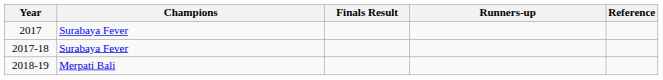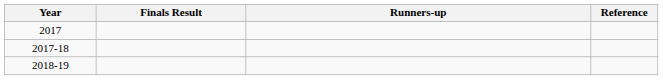- column: (191, 13)
